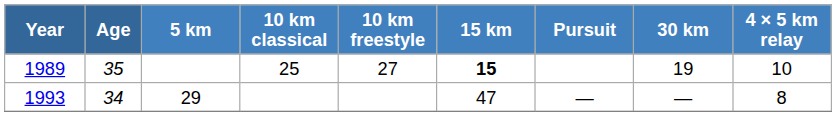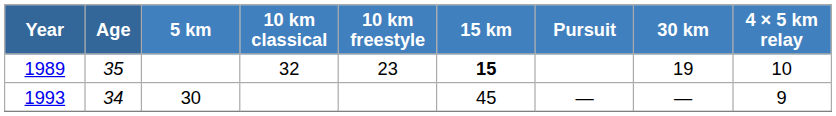(289, 69) 25 -> (289, 69) 32
(388, 69) 27 -> (388, 69) 23
(191, 97) 29 -> (191, 97) 30
(486, 97) 47 -> (486, 97) 45
(782, 97) 8 -> (782, 97) 9
